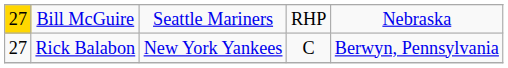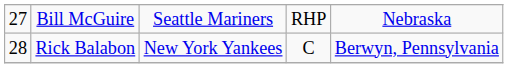(18, 18) gold background -> (18, 18) no background
(18, 47) 27 -> (18, 47) 28
